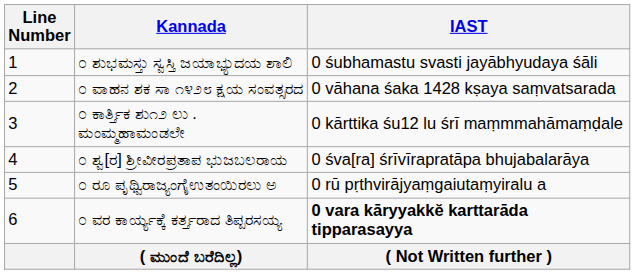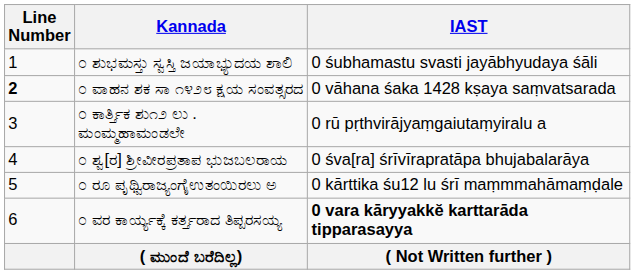(13, 88) normal -> (13, 88) bold
(467, 123) 0 kārttika śu12 lu śrī maṃmmahāmaṃḍale -> (429, 123) 0 rū pṛthvirājyaṃgaiutaṃyiralu a
(429, 185) 0 rū pṛthvirājyaṃgaiutaṃyiralu a -> (467, 185) 0 kārttika śu12 lu śrī maṃmmahāmaṃḍale
